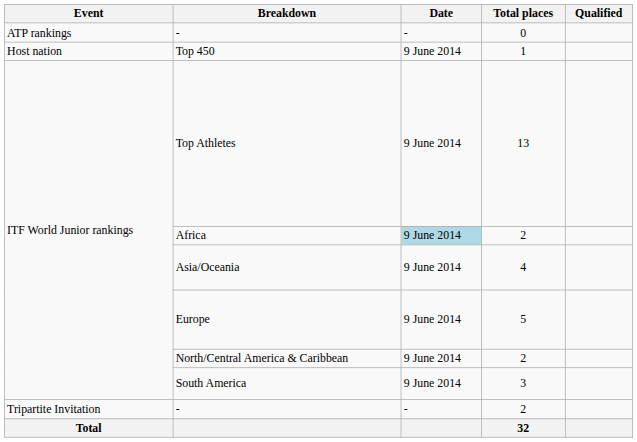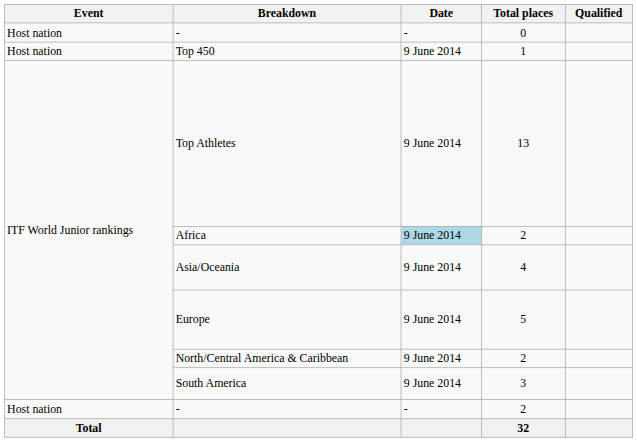(39, 32) ATP rankings -> (35, 32) Host nation
(54, 409) Tripartite Invitation -> (35, 409) Host nation
